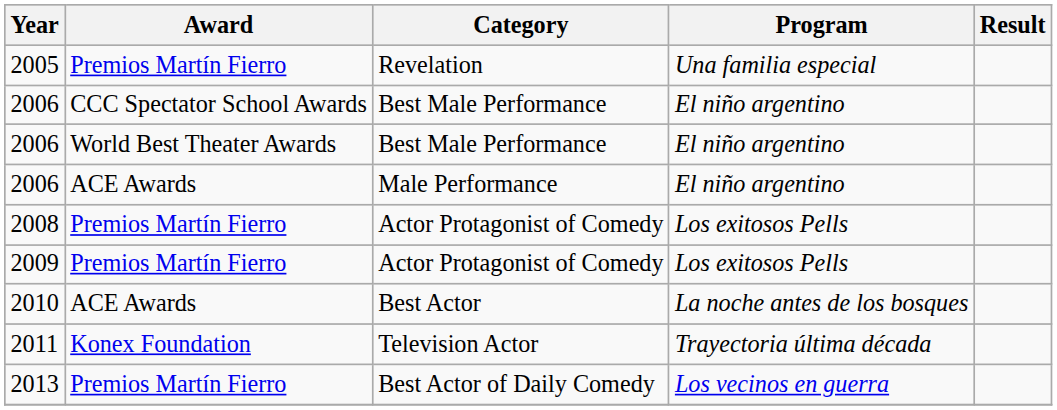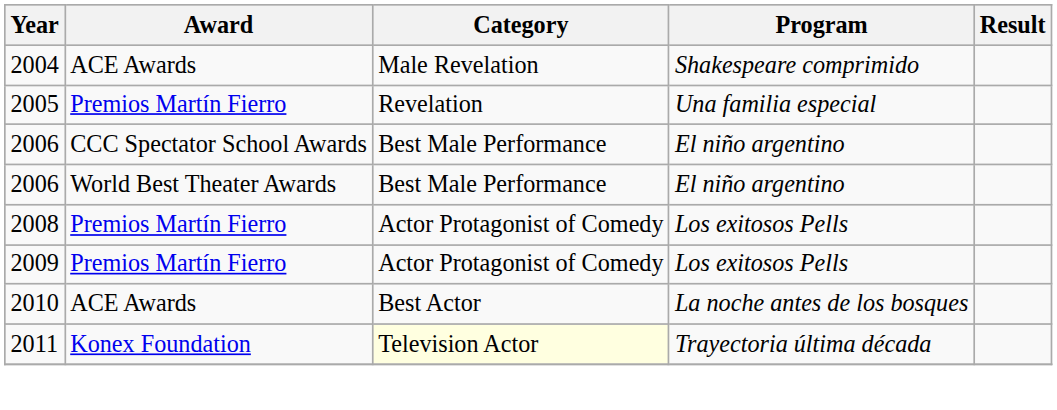+ row: (35, 64)
- row: (35, 184)
(458, 344) no background -> (458, 344) lightyellow background
- row: (35, 383)
